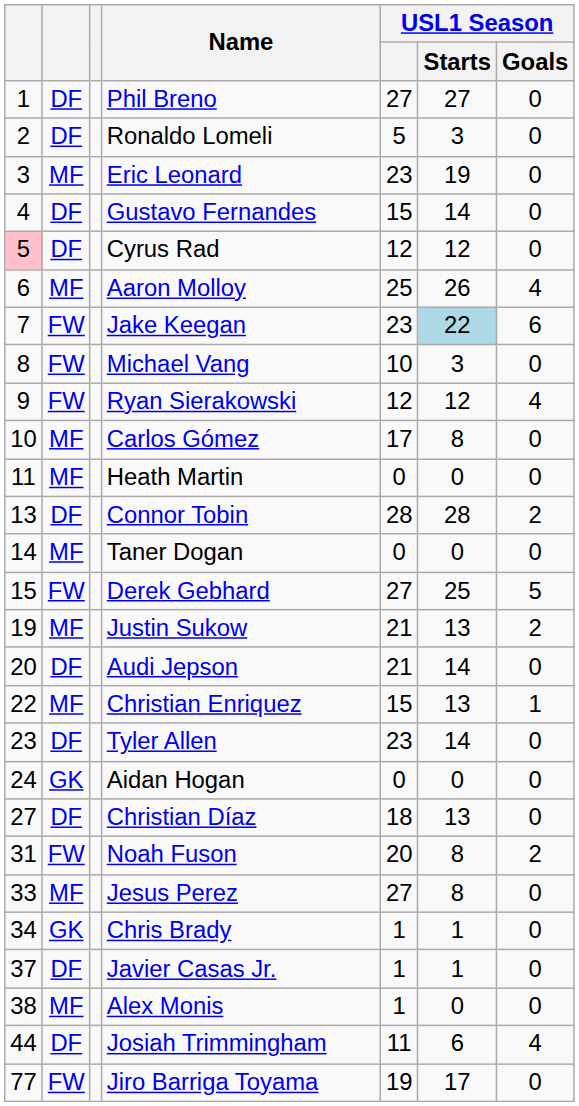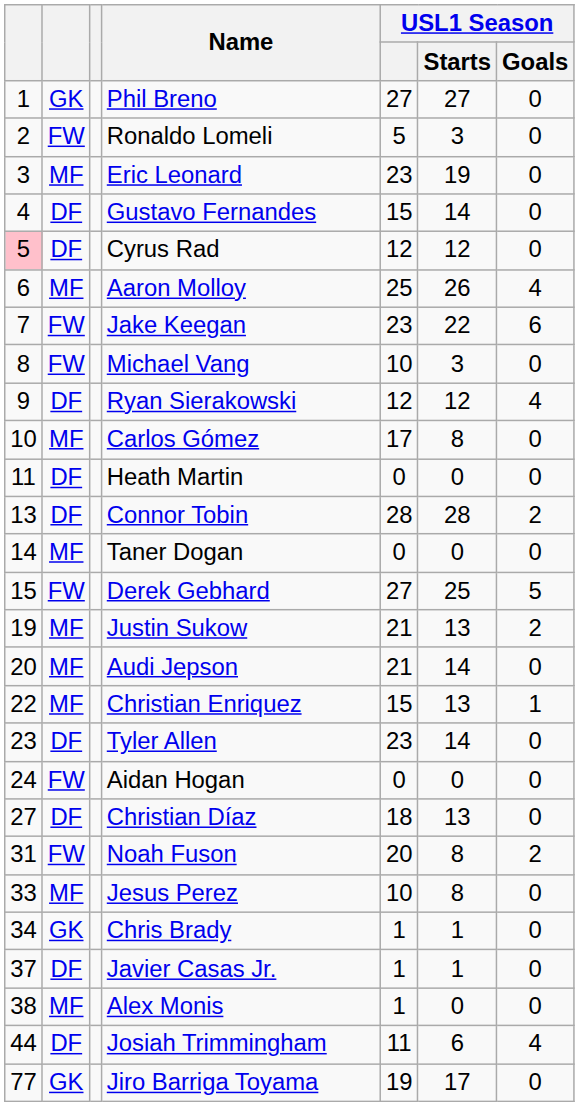(66, 99) DF -> (66, 99) GK
(66, 136) DF -> (66, 136) FW
(457, 325) lightblue background -> (457, 325) no background
(66, 401) FW -> (66, 401) DF
(66, 477) MF -> (66, 477) DF
(66, 666) DF -> (66, 666) MF
(66, 779) GK -> (66, 779) FW
(399, 893) 27 -> (399, 893) 10
(66, 1082) FW -> (66, 1082) GK
